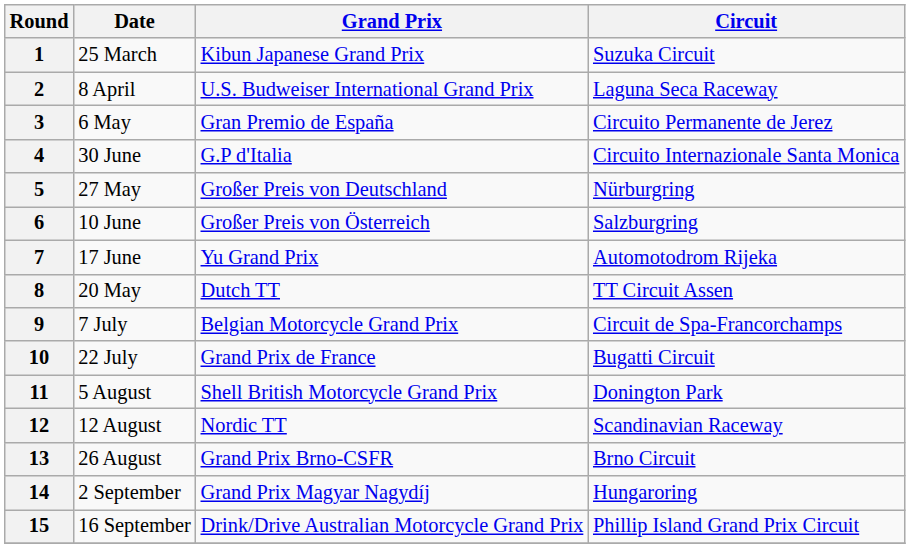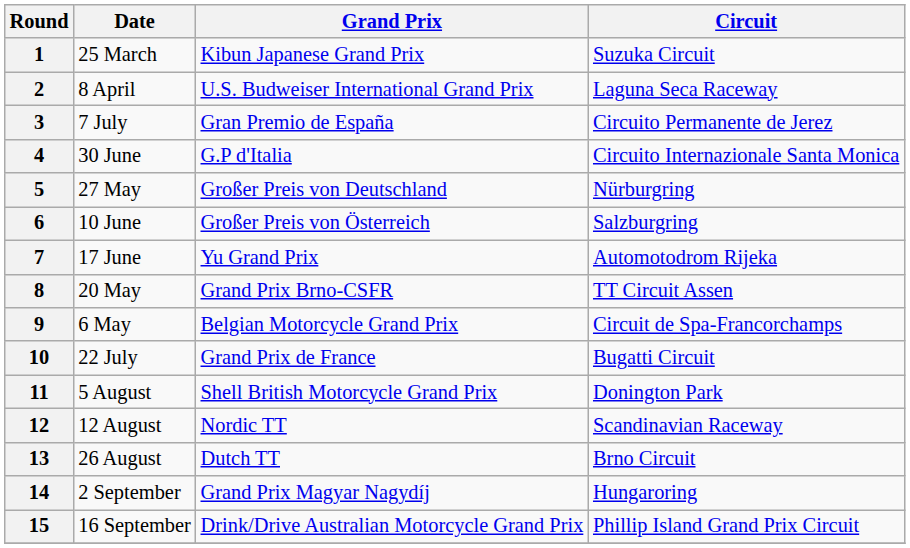(105, 121) 6 May -> (103, 121) 7 July
(240, 290) Dutch TT -> (297, 290) Grand Prix Brno-CSFR
(103, 323) 7 July -> (105, 323) 6 May
(297, 458) Grand Prix Brno-CSFR -> (240, 458) Dutch TT
